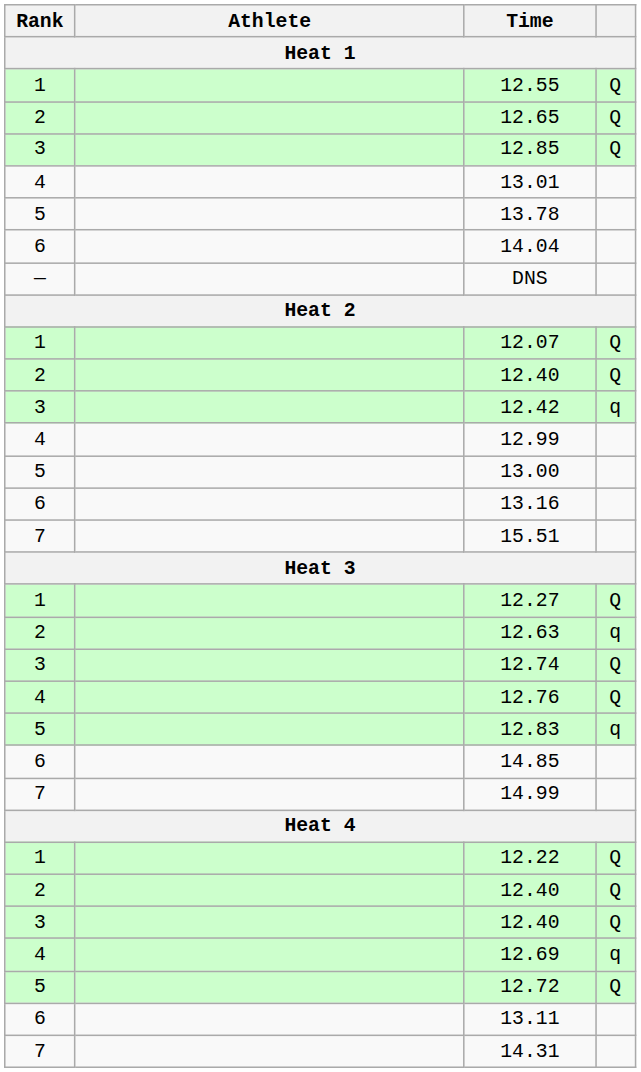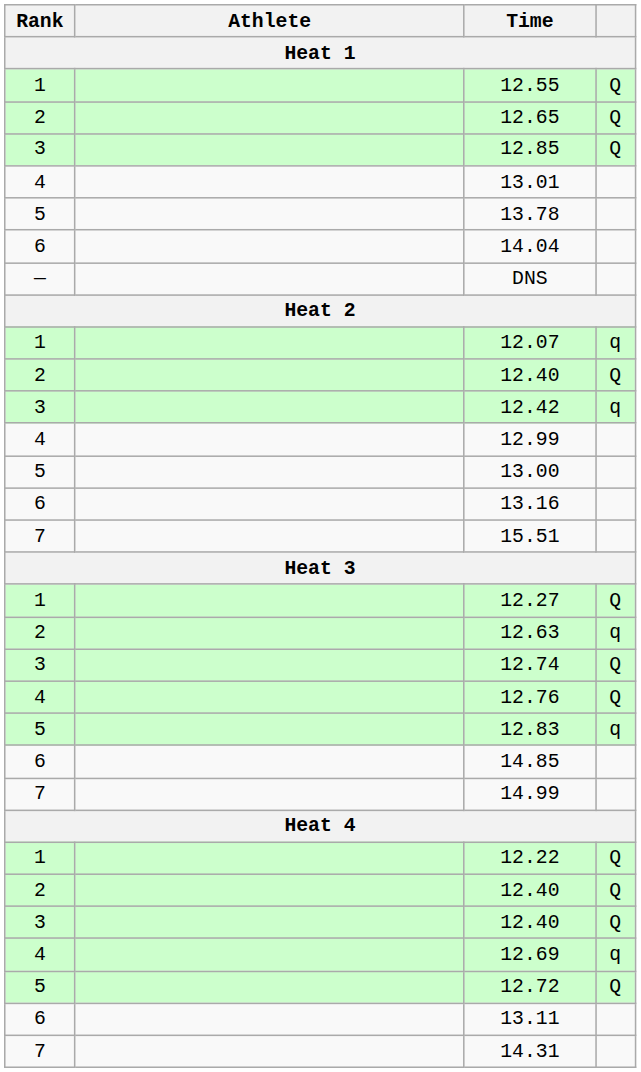(615, 343) Q -> (615, 343) q
